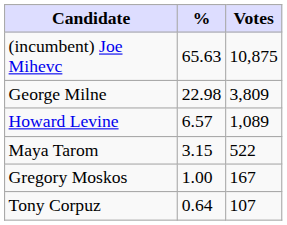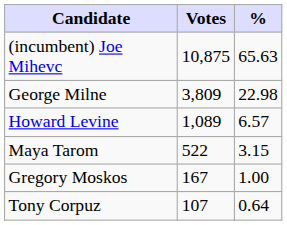columns swapped: (254, 18) <-> (202, 18)
